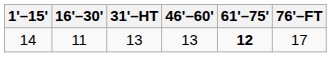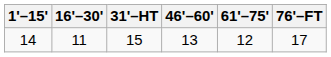(134, 39) 13 -> (134, 39) 15
(245, 39) bold -> (245, 39) normal
